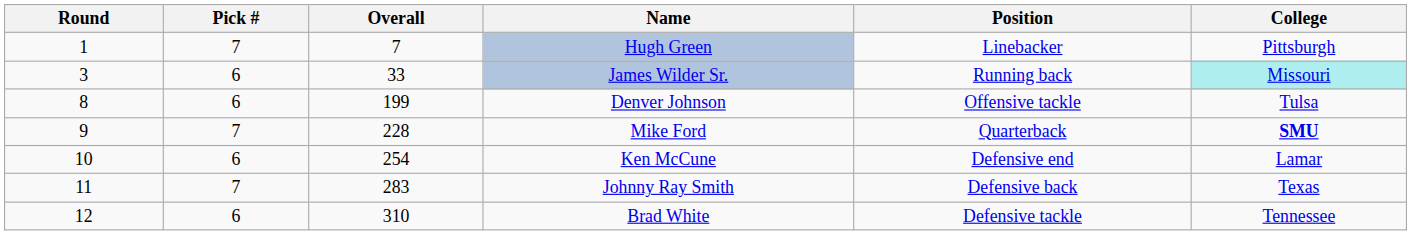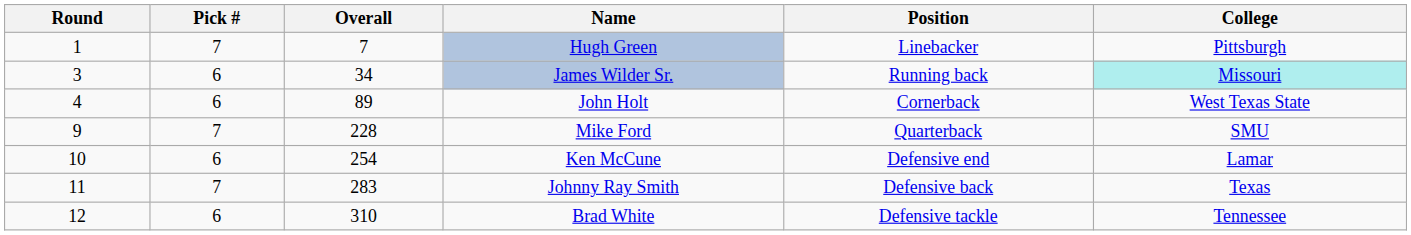(396, 74) 33 -> (364, 74) 34
+ row: (613, 103)
- row: (668, 103)
(1299, 131) bold -> (1250, 131) normal
